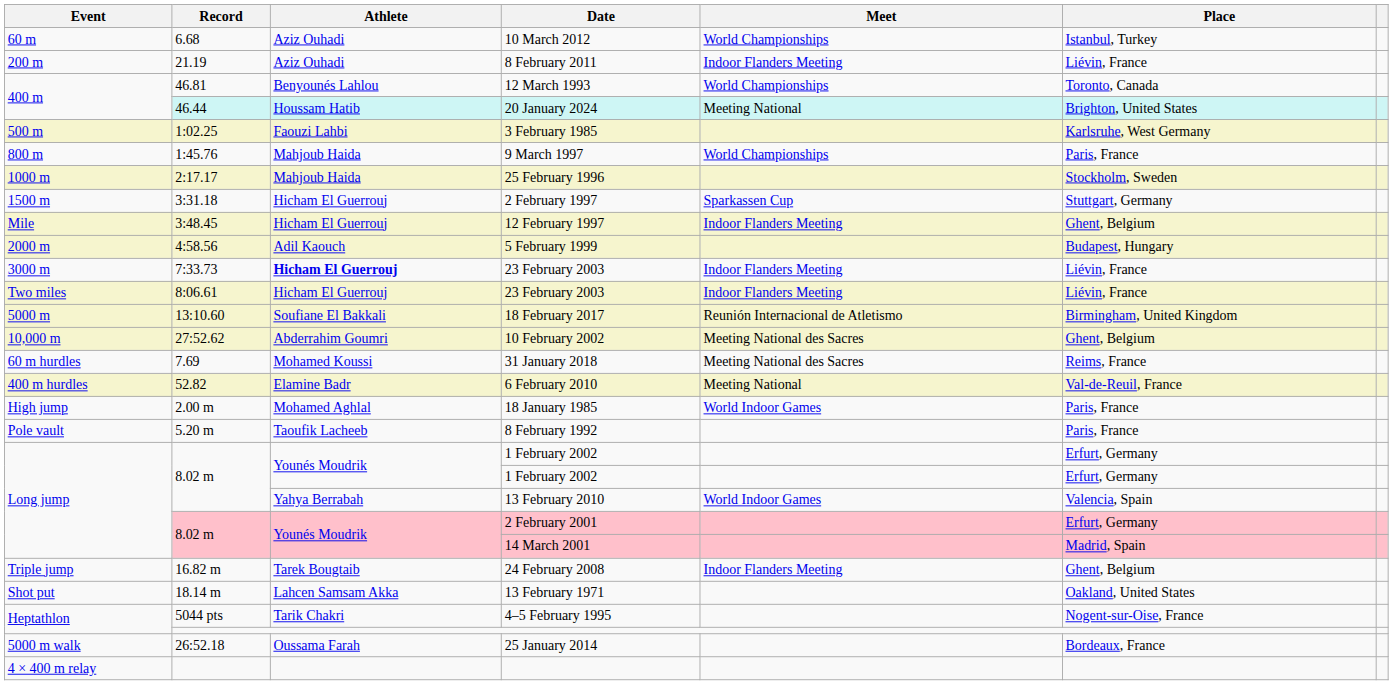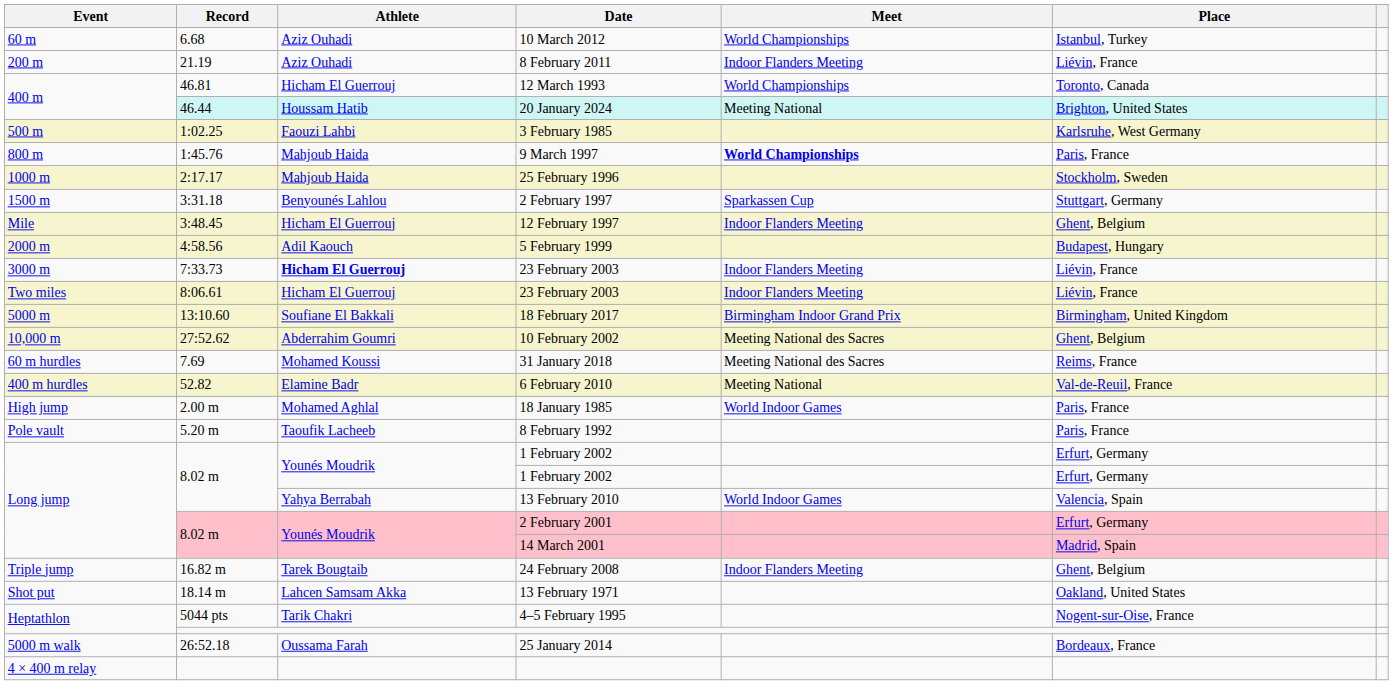(326, 85) Benyounés Lahlou -> (338, 85) Hicham El Guerrouj
(766, 154) normal -> (791, 154) bold
(330, 200) Hicham El Guerrouj -> (334, 200) Benyounés Lahlou
(803, 315) Reunión Internacional de Atletismo -> (812, 315) Birmingham Indoor Grand Prix
